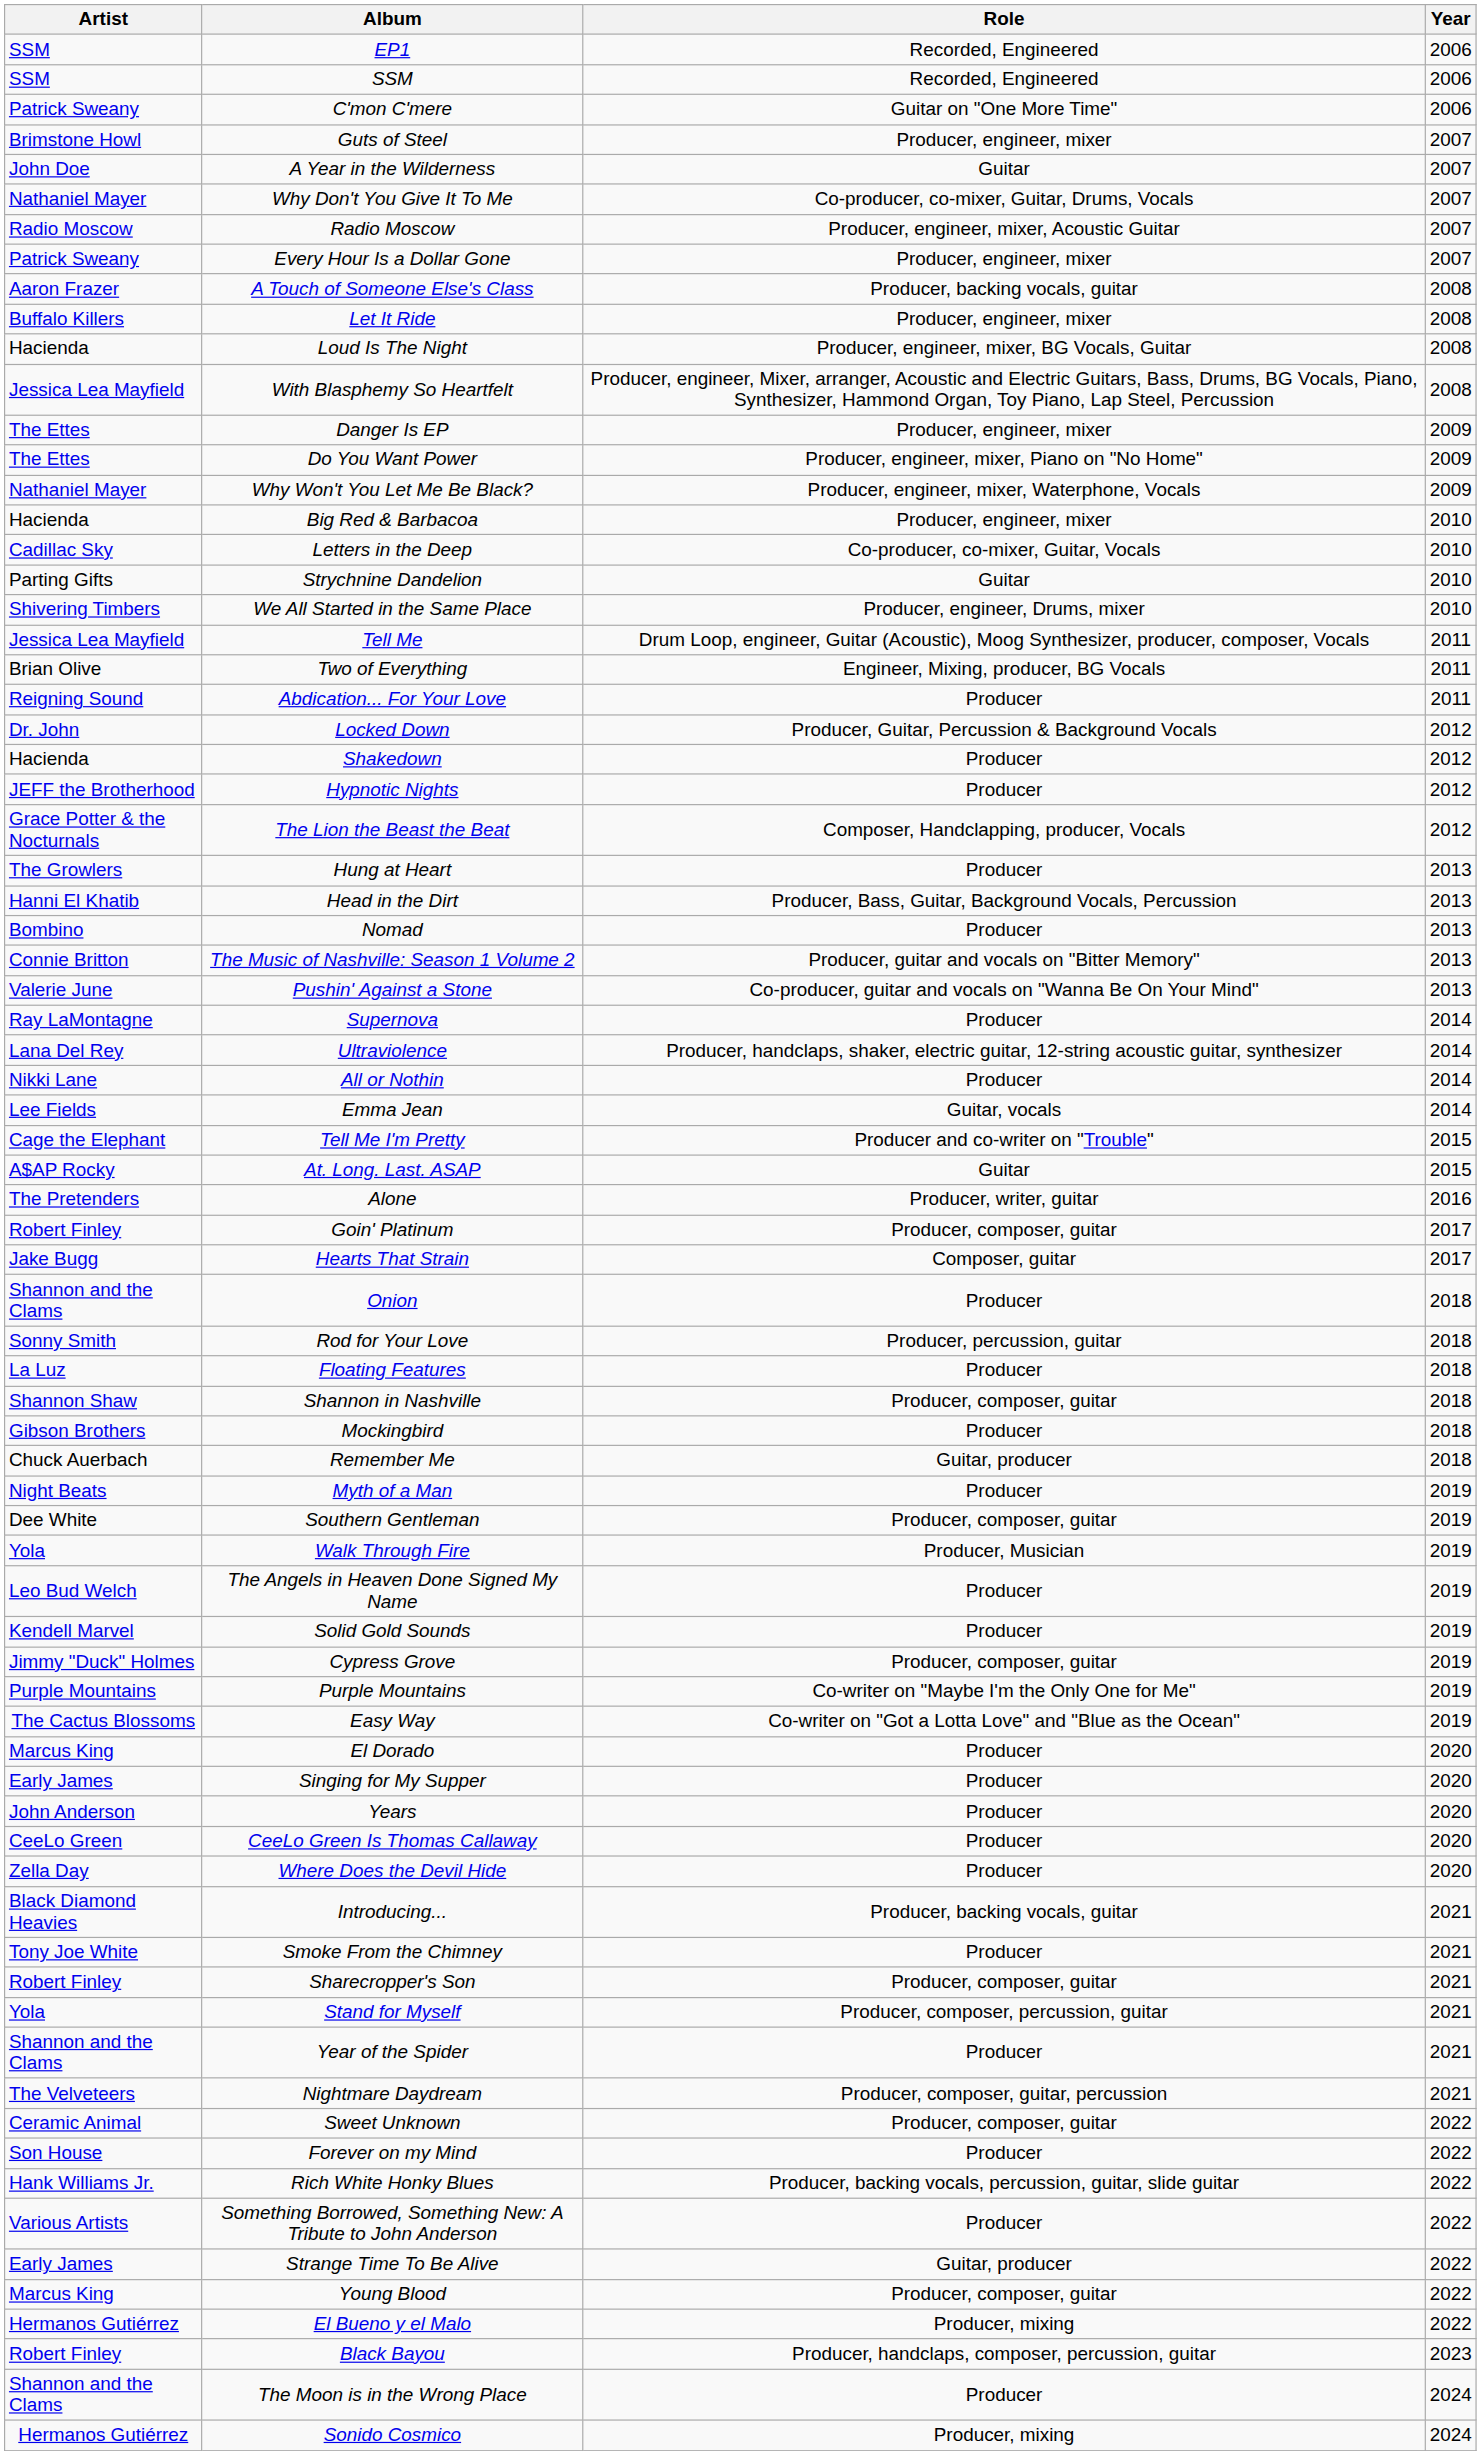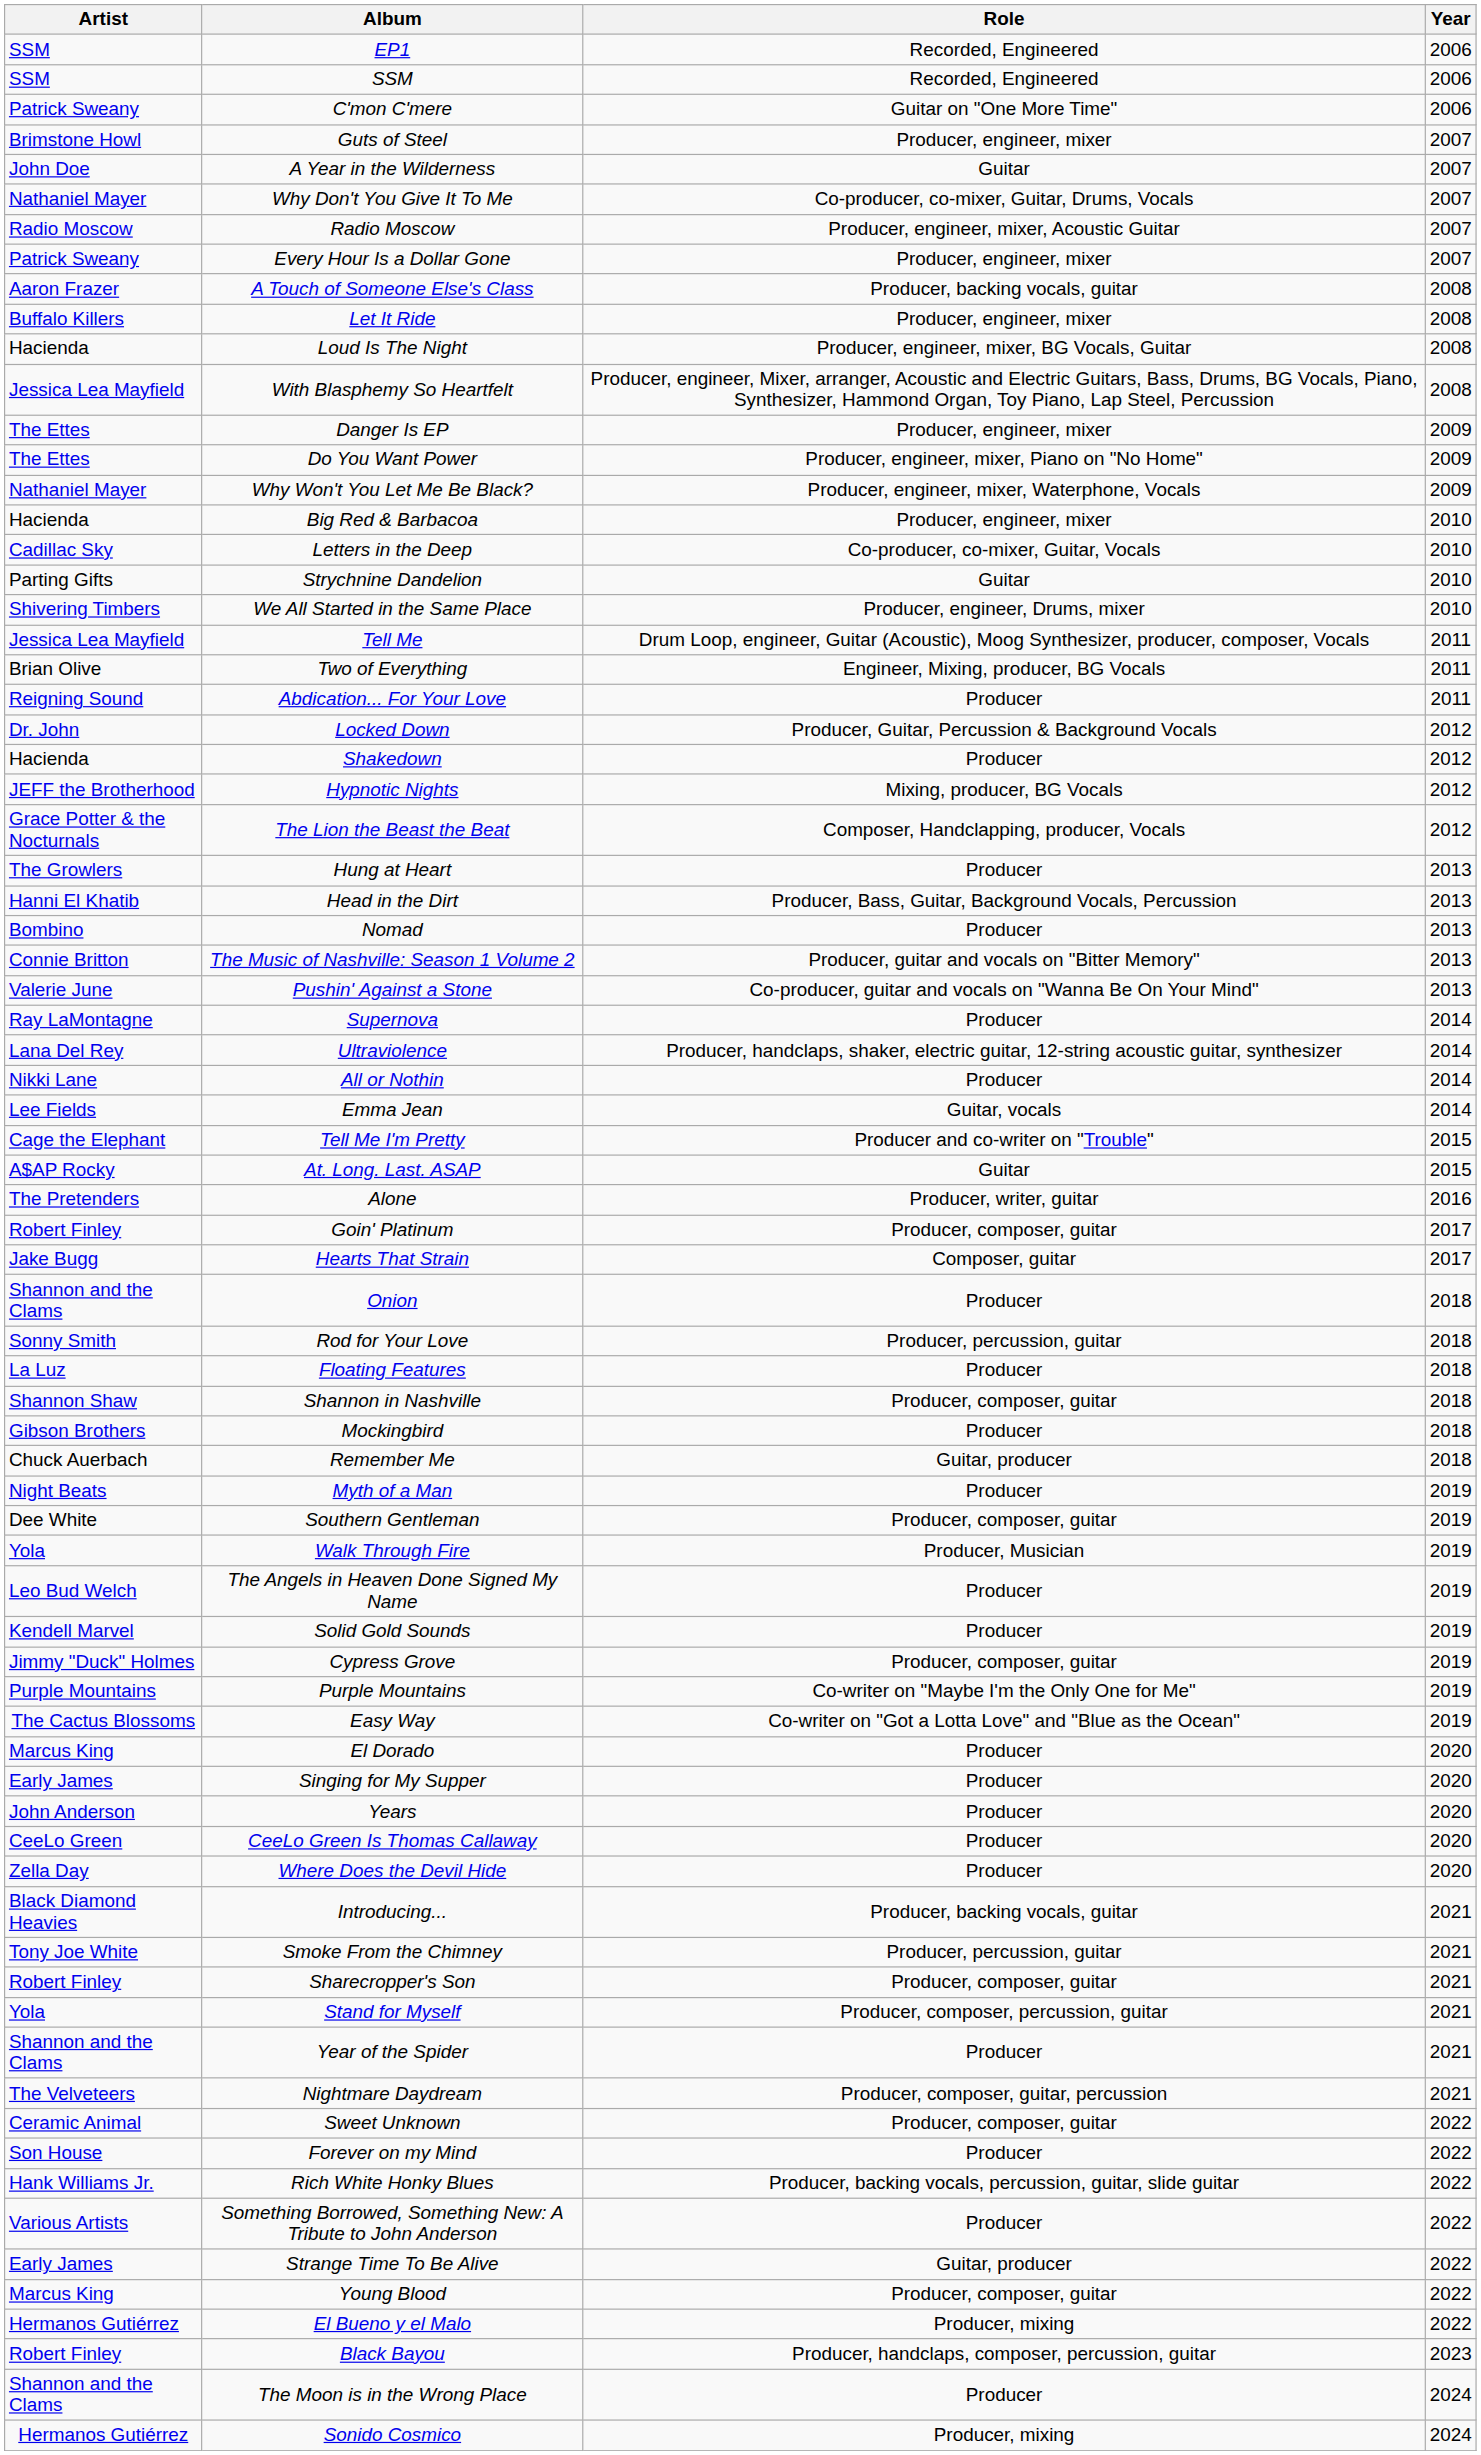(1004, 789) Producer -> (1004, 789) Mixing, producer, BG Vocals
(1004, 1952) Producer -> (1004, 1952) Producer, percussion, guitar
